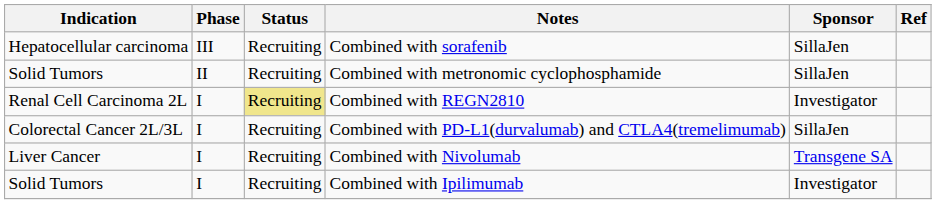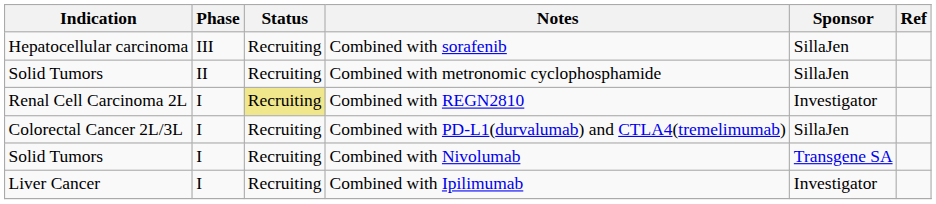(54, 156) Liver Cancer -> (56, 156) Solid Tumors
(56, 184) Solid Tumors -> (54, 184) Liver Cancer
